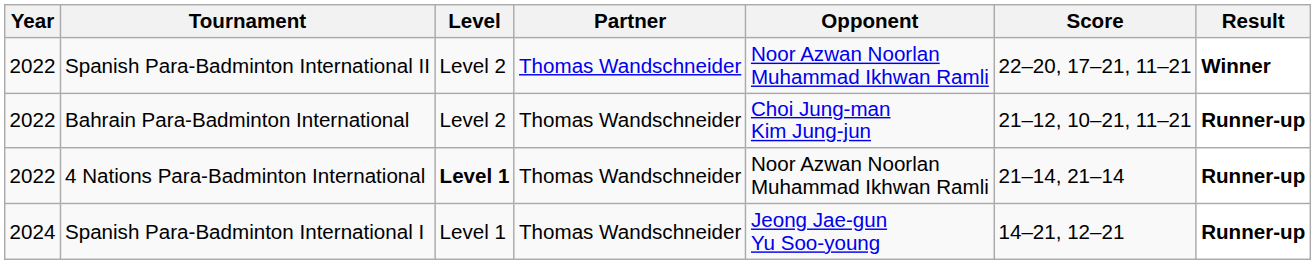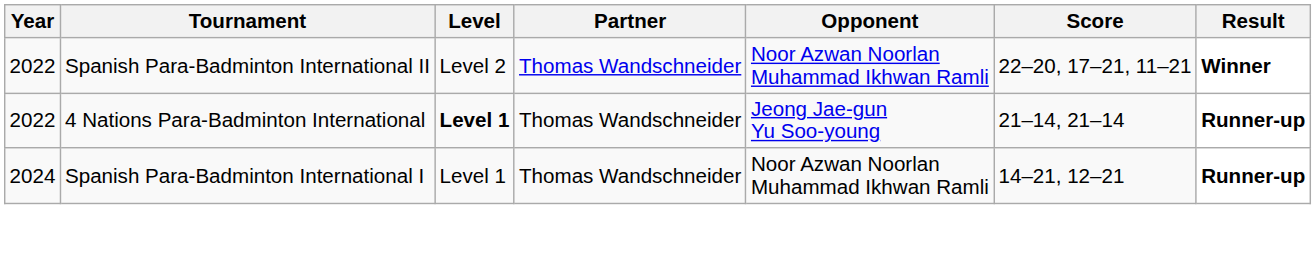- row: (237, 121)
(870, 176) Noor Azwan Noorlan Muhammad Ikhwan Ramli -> (819, 121) Jeong Jae-gun Yu Soo-young
(819, 232) Jeong Jae-gun Yu Soo-young -> (870, 176) Noor Azwan Noorlan Muhammad Ikhwan Ramli
